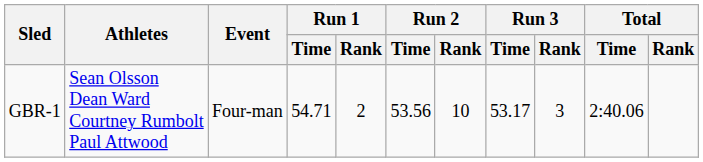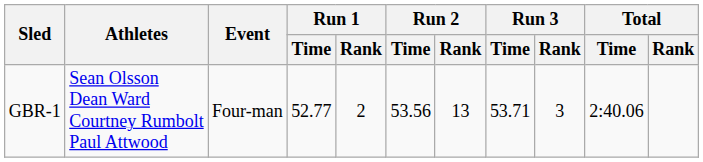(311, 110) 54.71 -> (311, 110) 52.77
(460, 110) 10 -> (460, 110) 13
(510, 110) 53.17 -> (510, 110) 53.71
